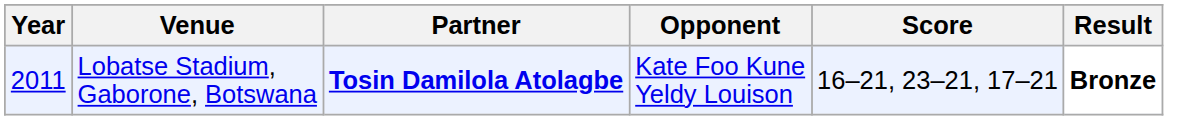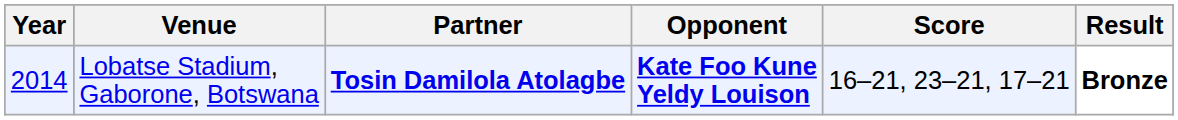(38, 80) 2011 -> (39, 80) 2014
(720, 80) normal -> (727, 80) bold
